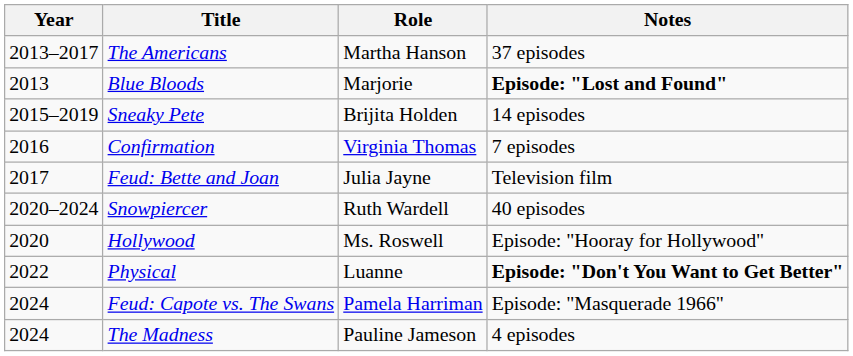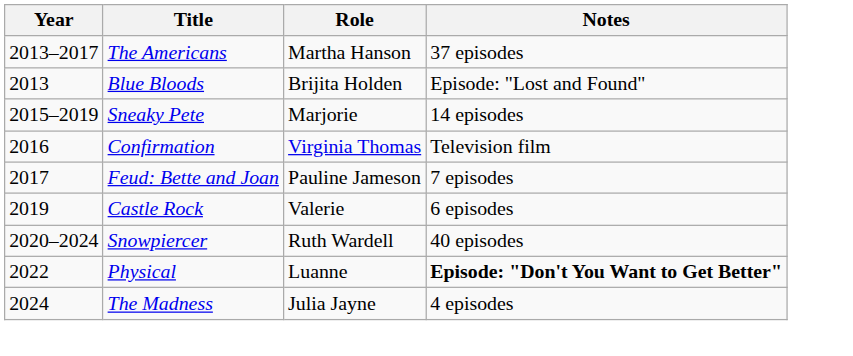(378, 83) Marjorie -> (345, 83) Brijita Holden
(609, 83) bold -> (538, 83) normal
(400, 114) Brijita Holden -> (323, 114) Marjorie
(533, 146) 7 episodes -> (491, 146) Television film
(387, 177) Julia Jayne -> (354, 177) Pauline Jameson
(552, 177) Television film -> (472, 177) 7 episodes
+ row: (155, 209)
- row: (151, 240)
- row: (221, 303)
(410, 334) Pauline Jameson -> (332, 303) Julia Jayne
